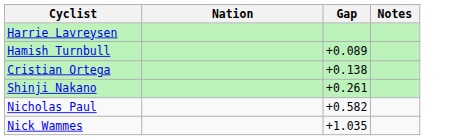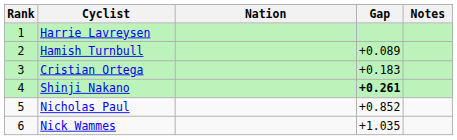+ column: (21, 14)
(347, 70) +0.138 -> (380, 70) +0.183
(347, 88) normal -> (380, 88) bold
(347, 107) +0.582 -> (380, 107) +0.852
